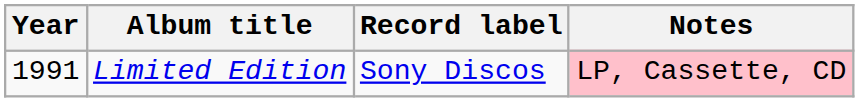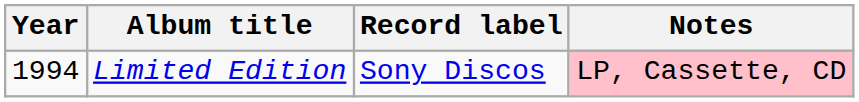(46, 74) 1991 -> (46, 74) 1994
